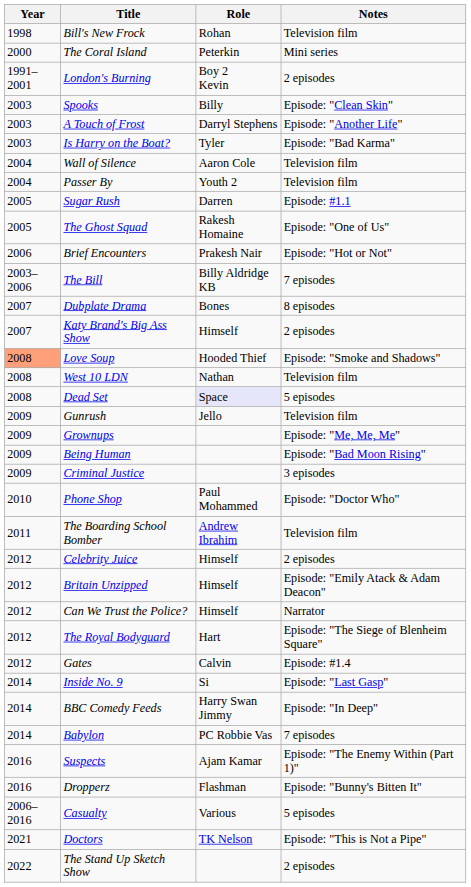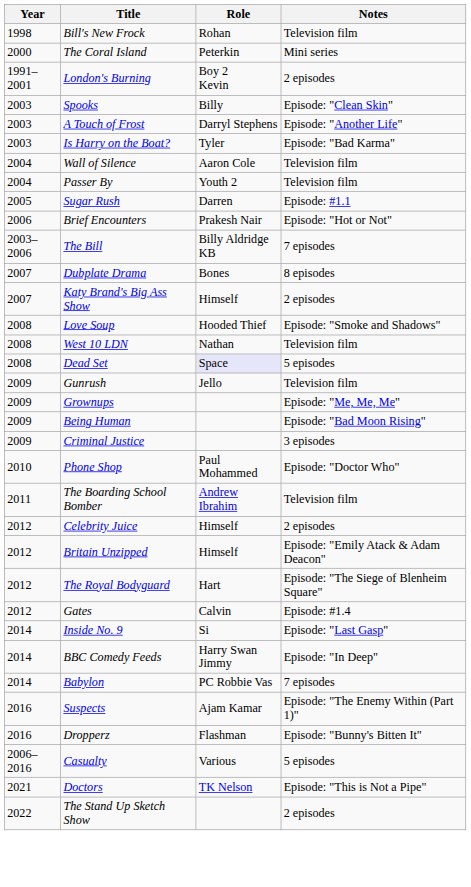- row: (105, 227)
(19, 358) lightsalmon background -> (19, 325) no background
- row: (125, 611)
